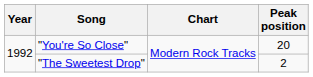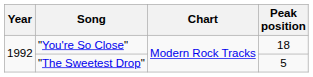(283, 44) 20 -> (283, 44) 18
(283, 63) 2 -> (283, 63) 5
